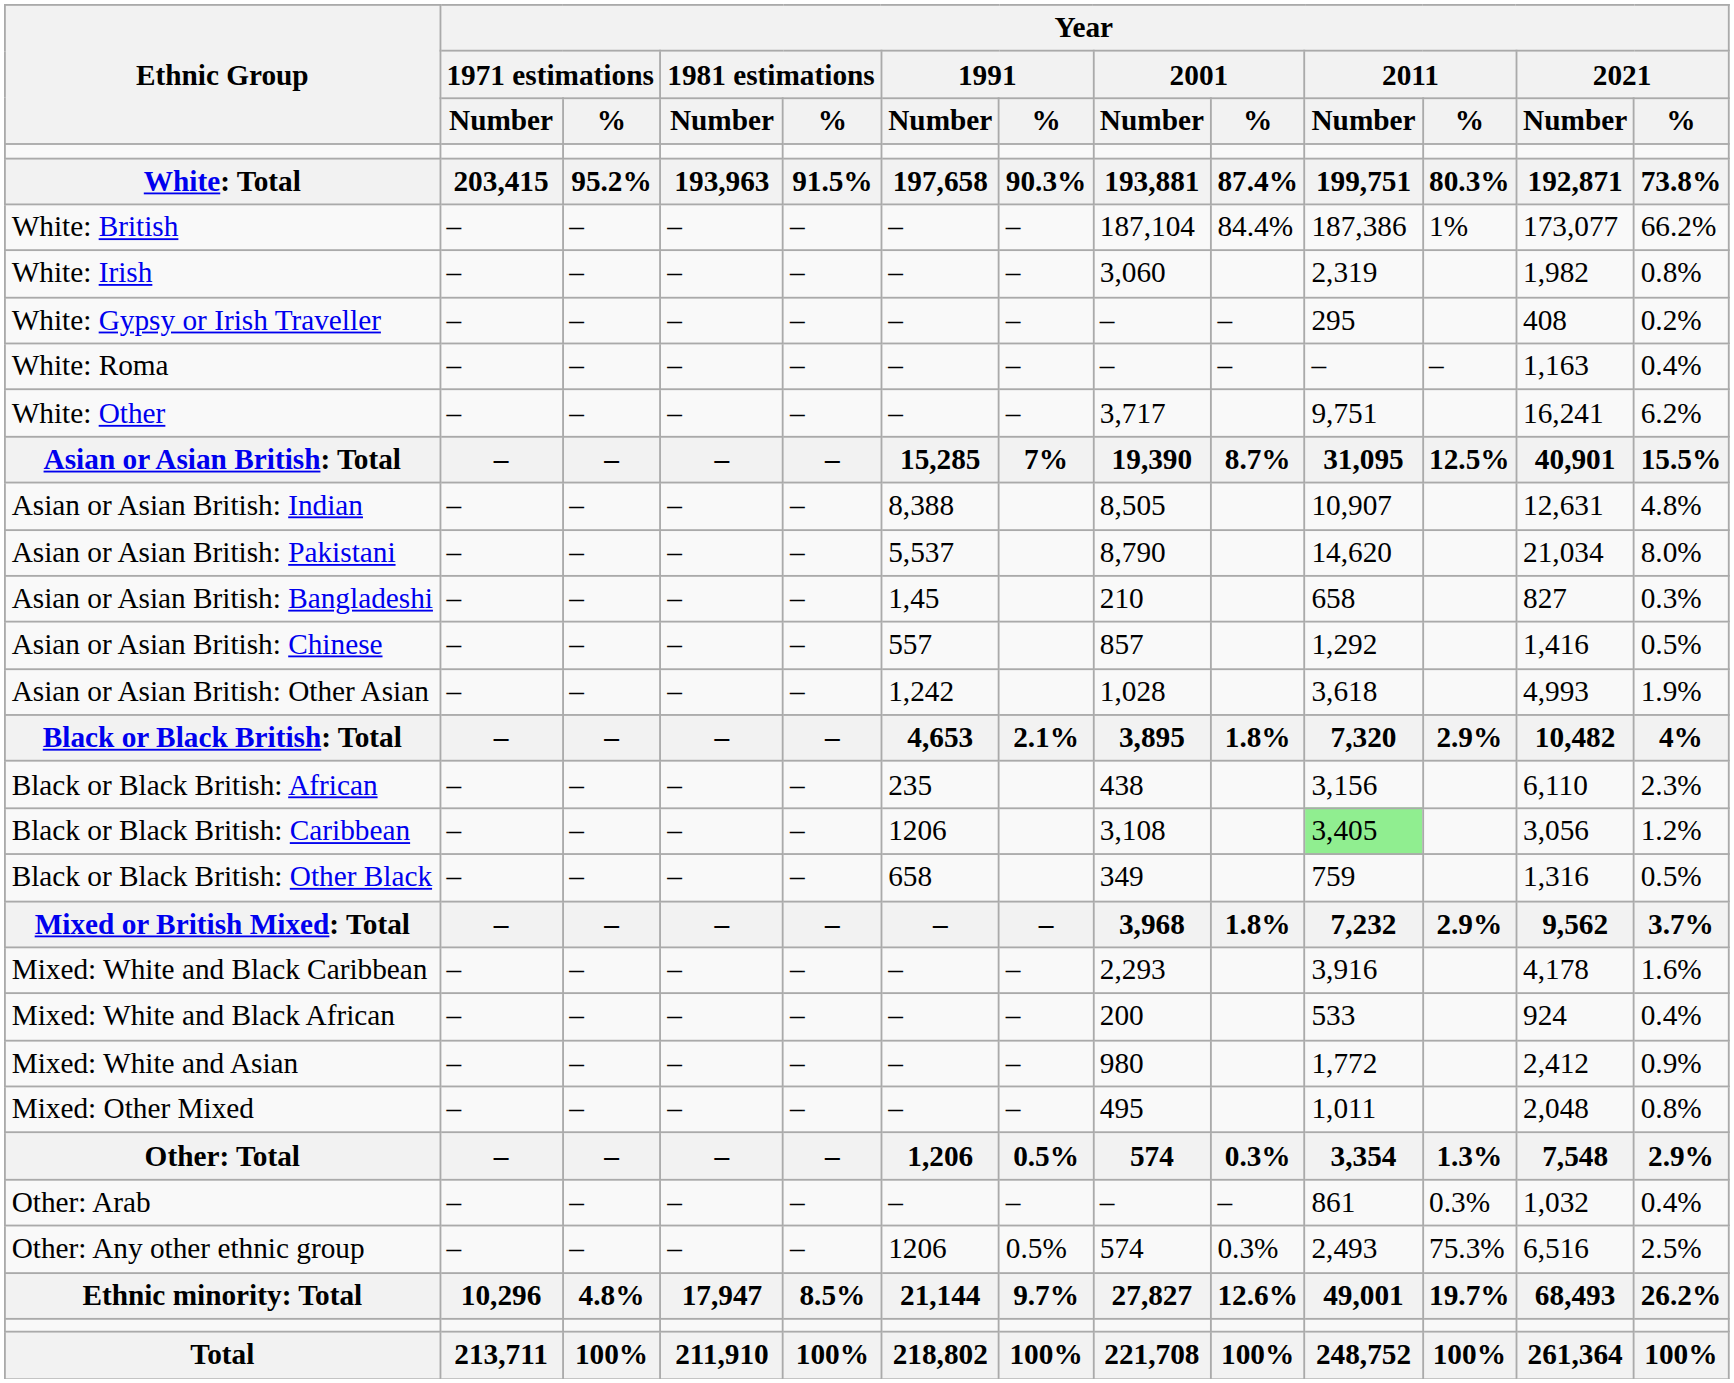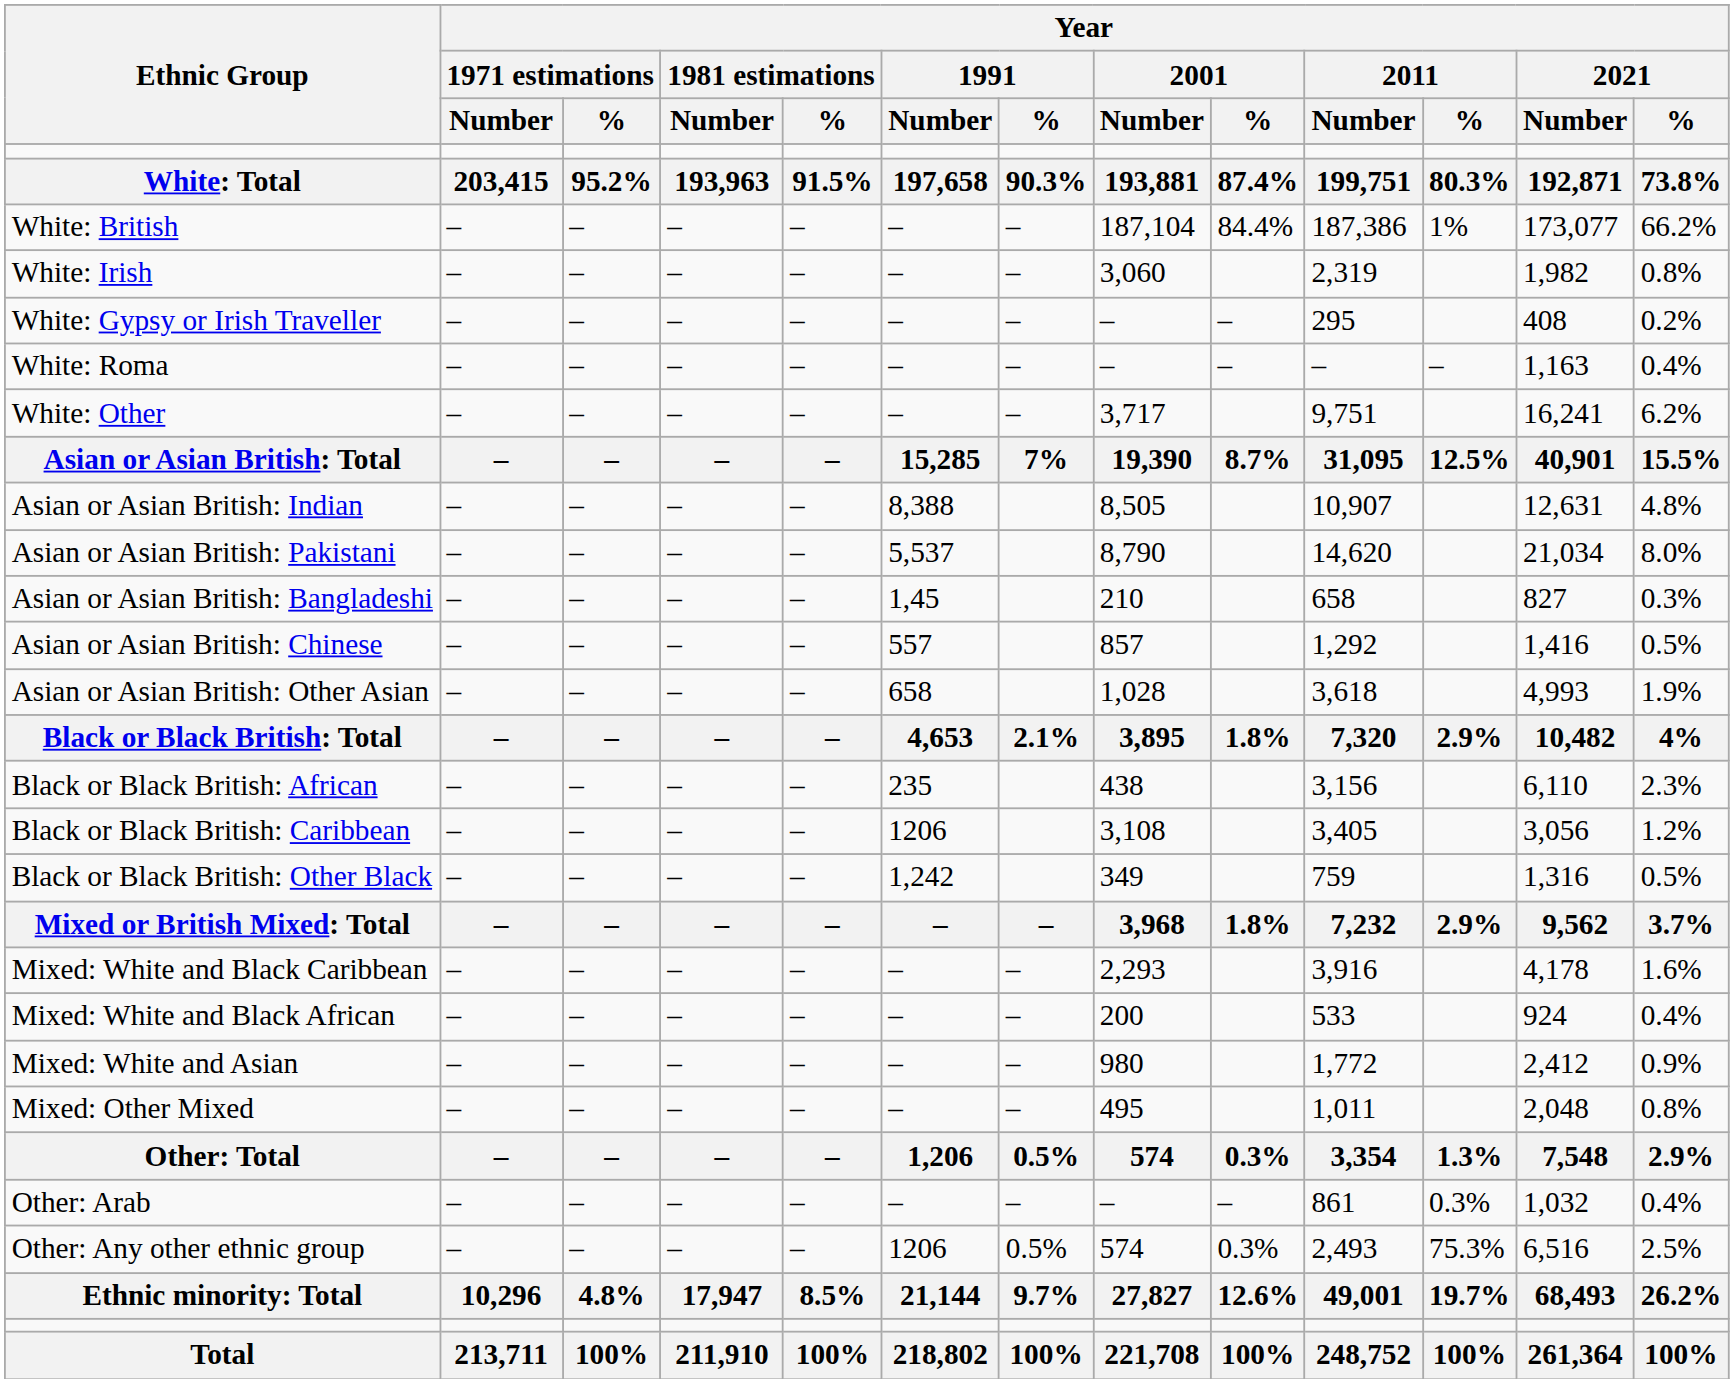(921, 691) 1,242 -> (910, 691) 658
(1344, 830) lightgreen background -> (1344, 830) no background
(910, 877) 658 -> (921, 877) 1,242
